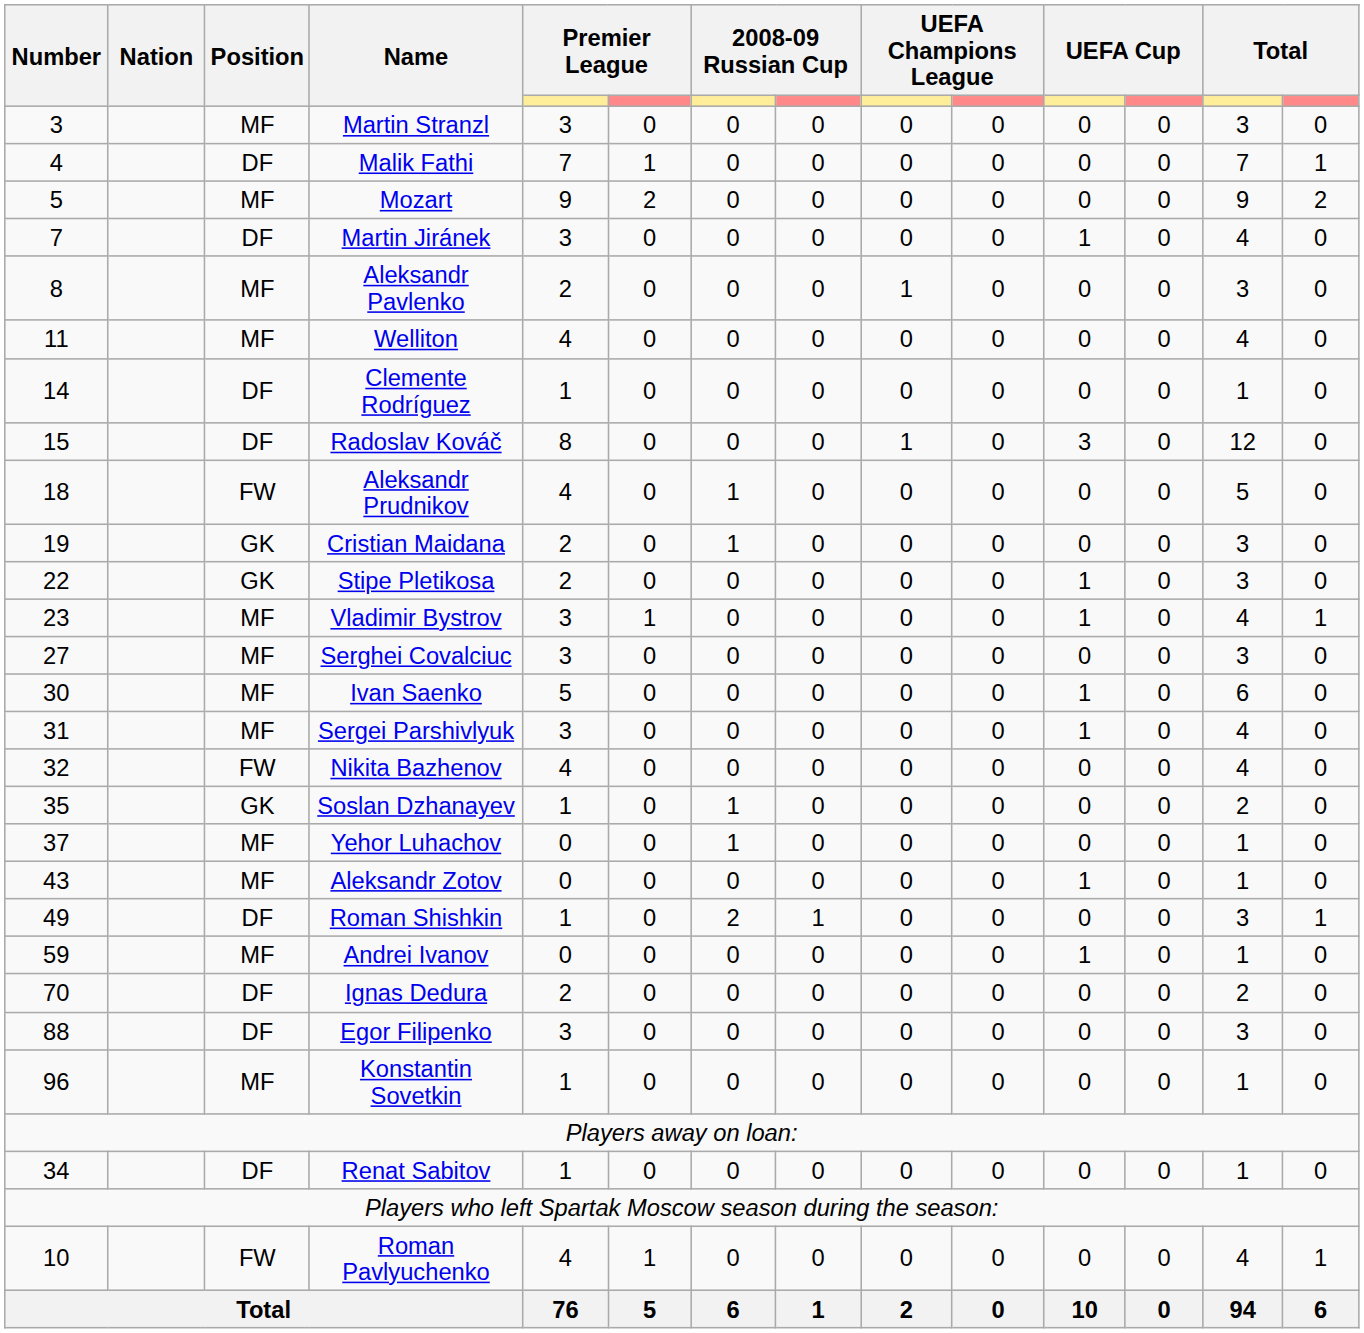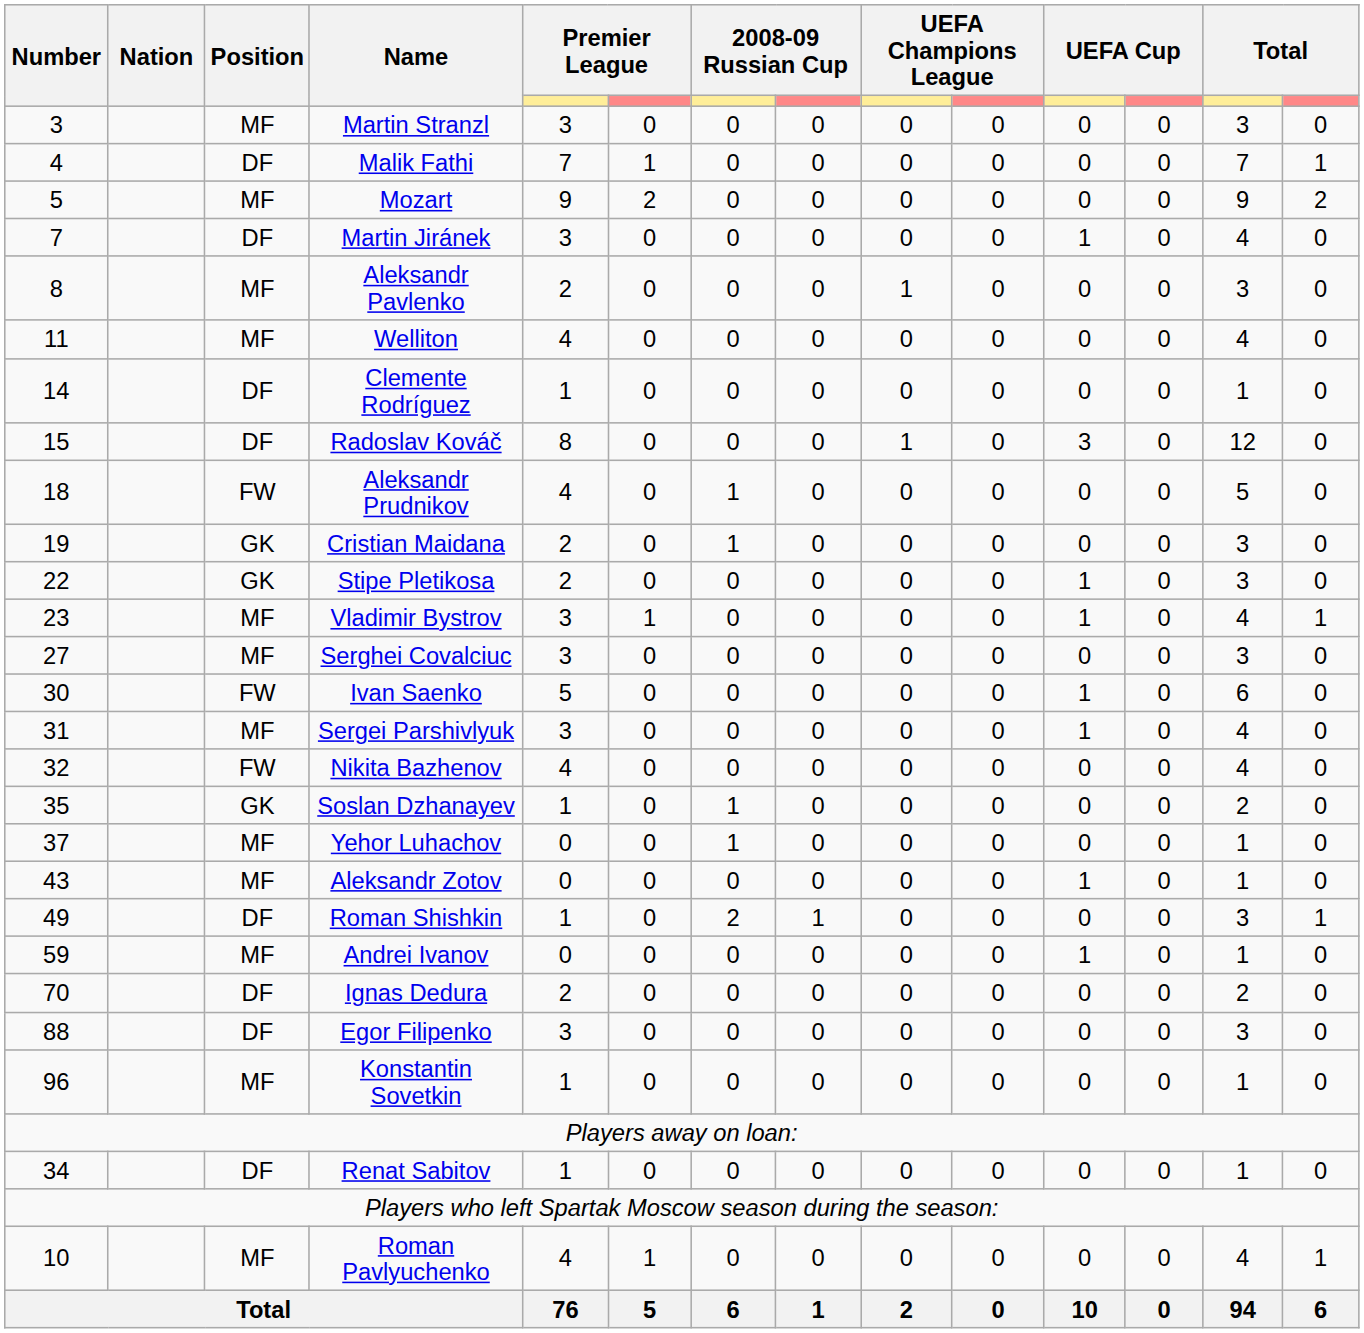(257, 693) MF -> (257, 693) FW
(257, 1258) FW -> (257, 1258) MF
